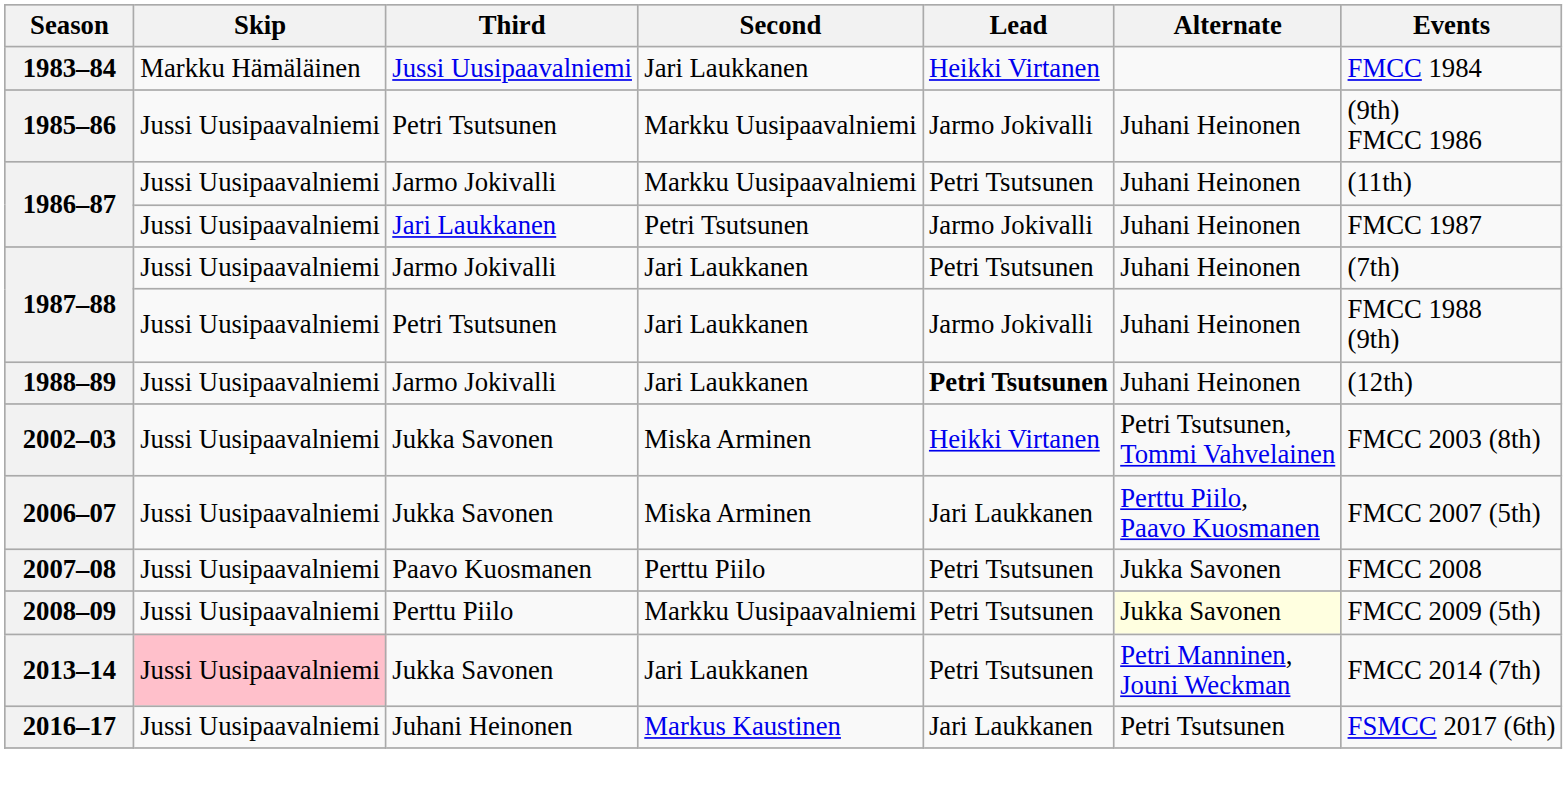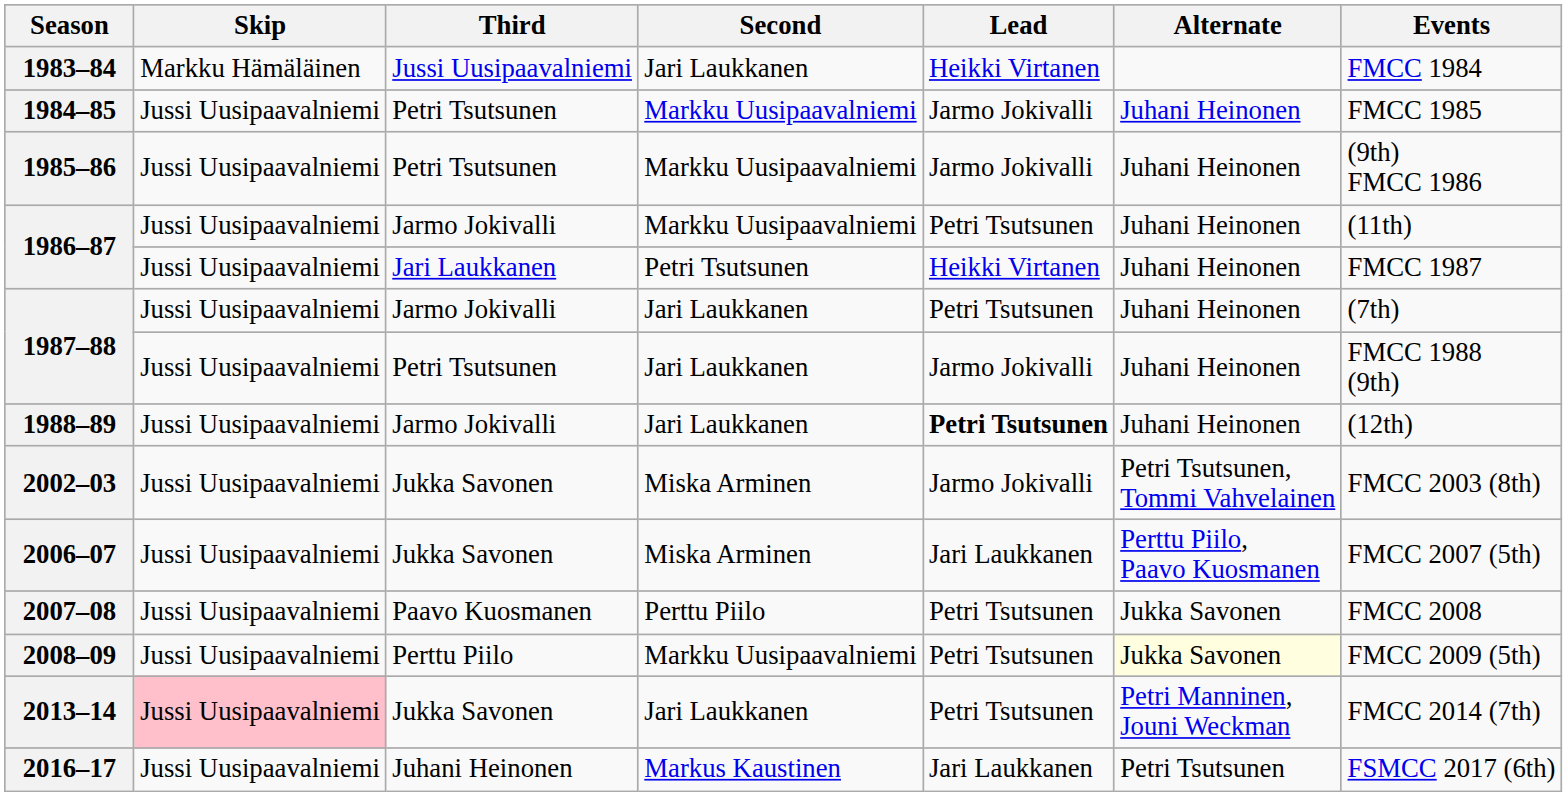+ row: (69, 110)
(1011, 225) Jarmo Jokivalli -> (1014, 267) Heikki Virtanen
(1014, 439) Heikki Virtanen -> (1011, 482) Jarmo Jokivalli
